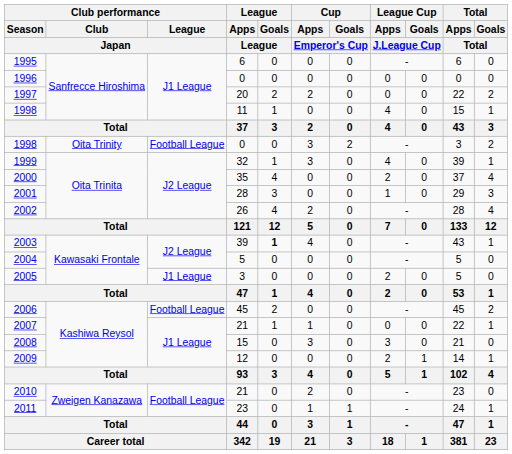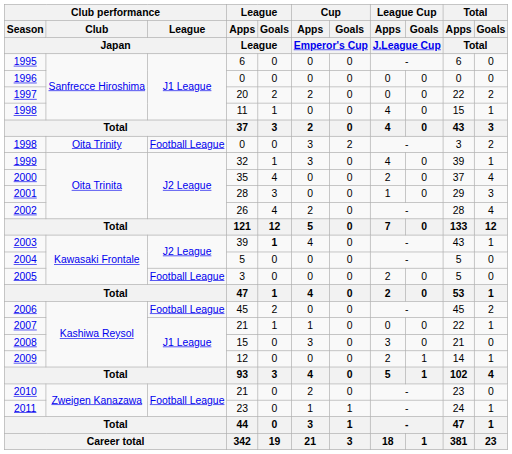(187, 276) J1 League -> (187, 276) Football League
